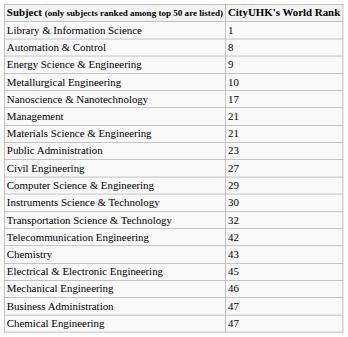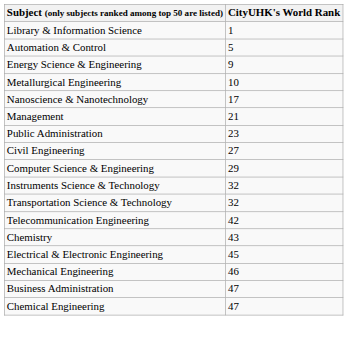(231, 47) 8 -> (231, 47) 5
- row: (82, 133)
(233, 202) 30 -> (233, 185) 32
